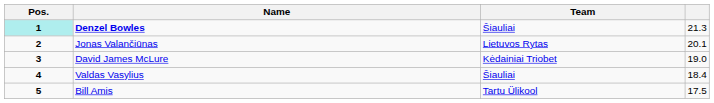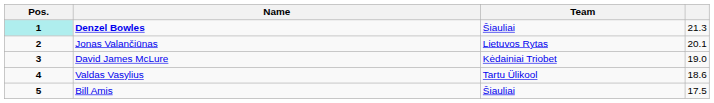(499, 75) Šiauliai -> (510, 75) Tartu Ülikool
(697, 75) 18.4 -> (697, 75) 18.6
(510, 91) Tartu Ülikool -> (499, 91) Šiauliai
